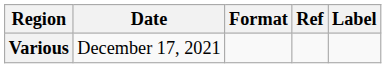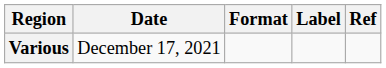columns swapped: (354, 18) <-> (310, 18)
